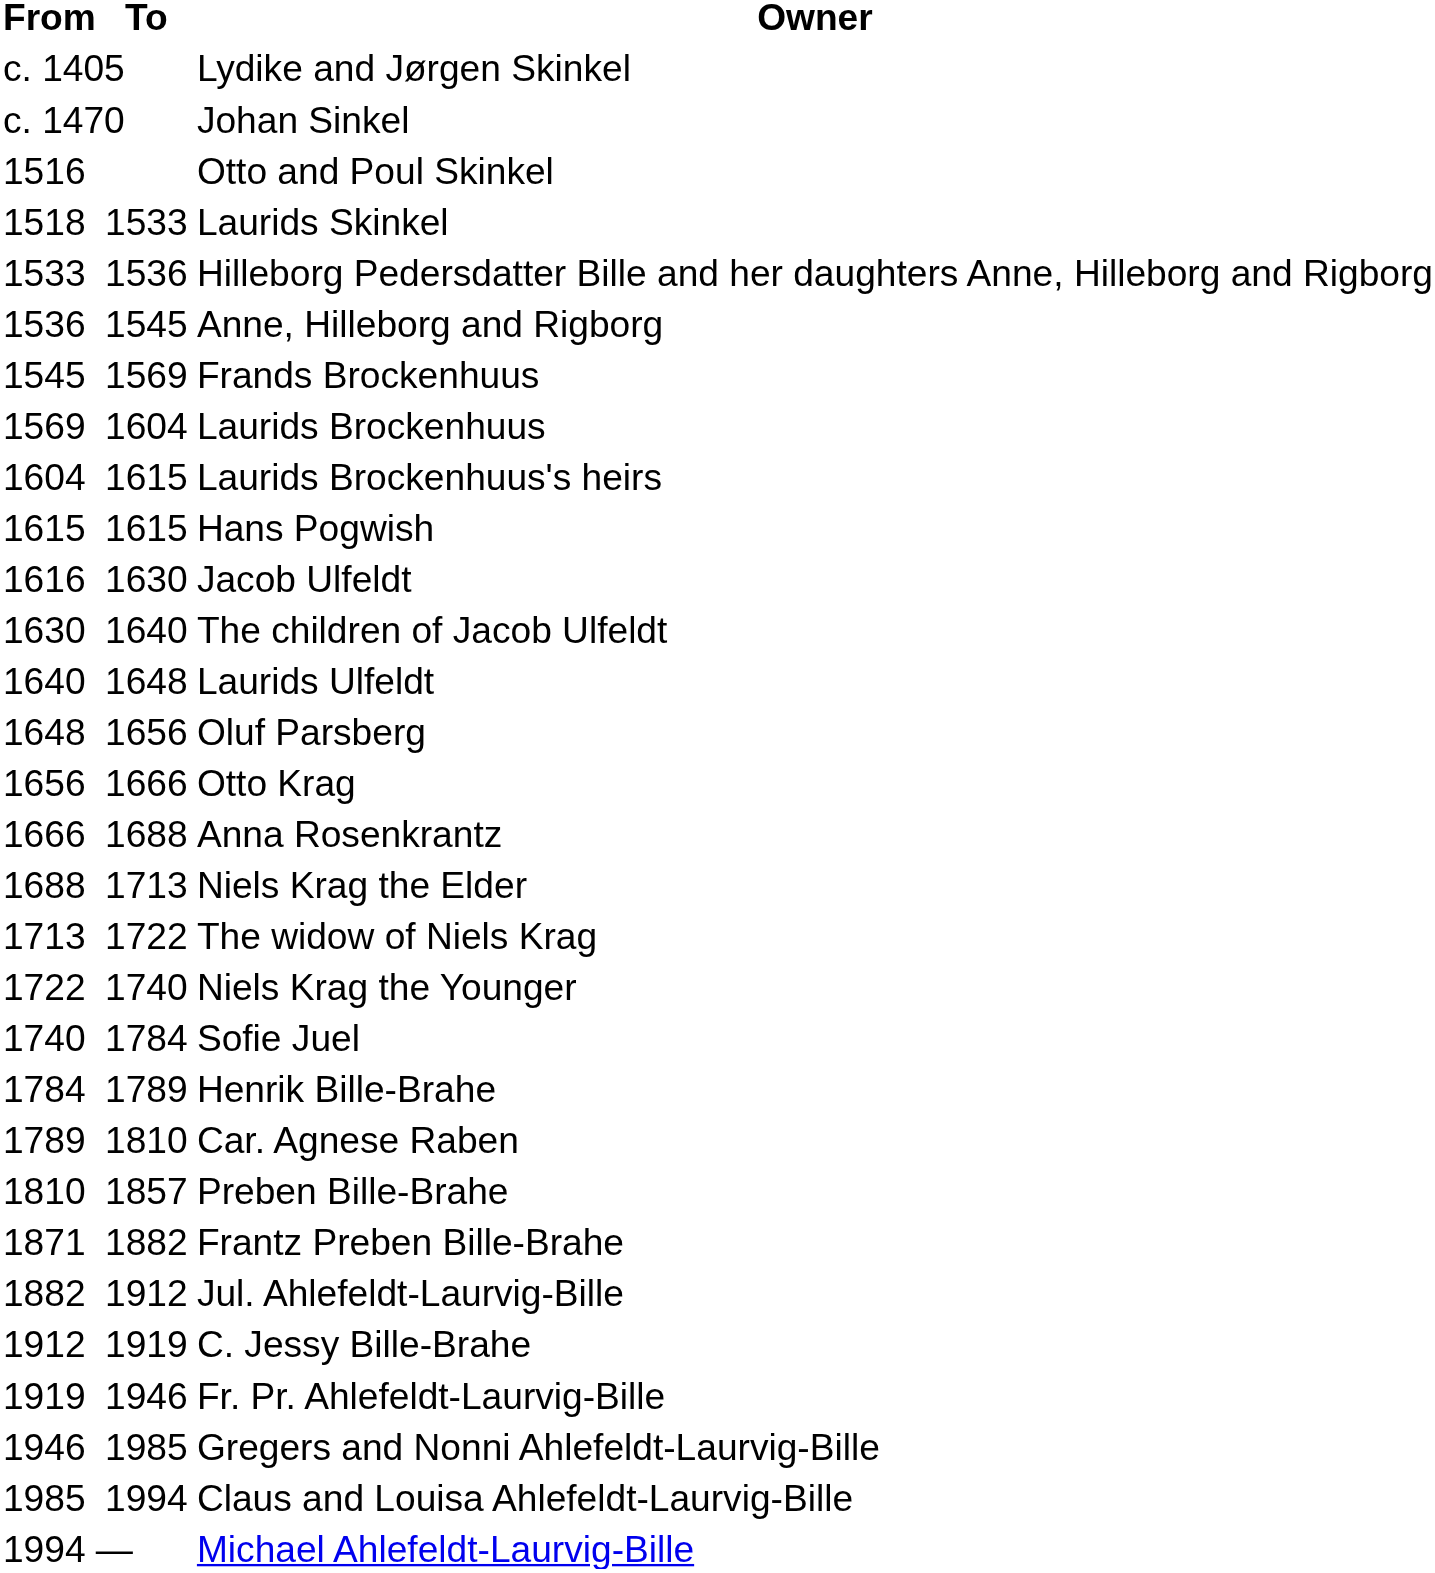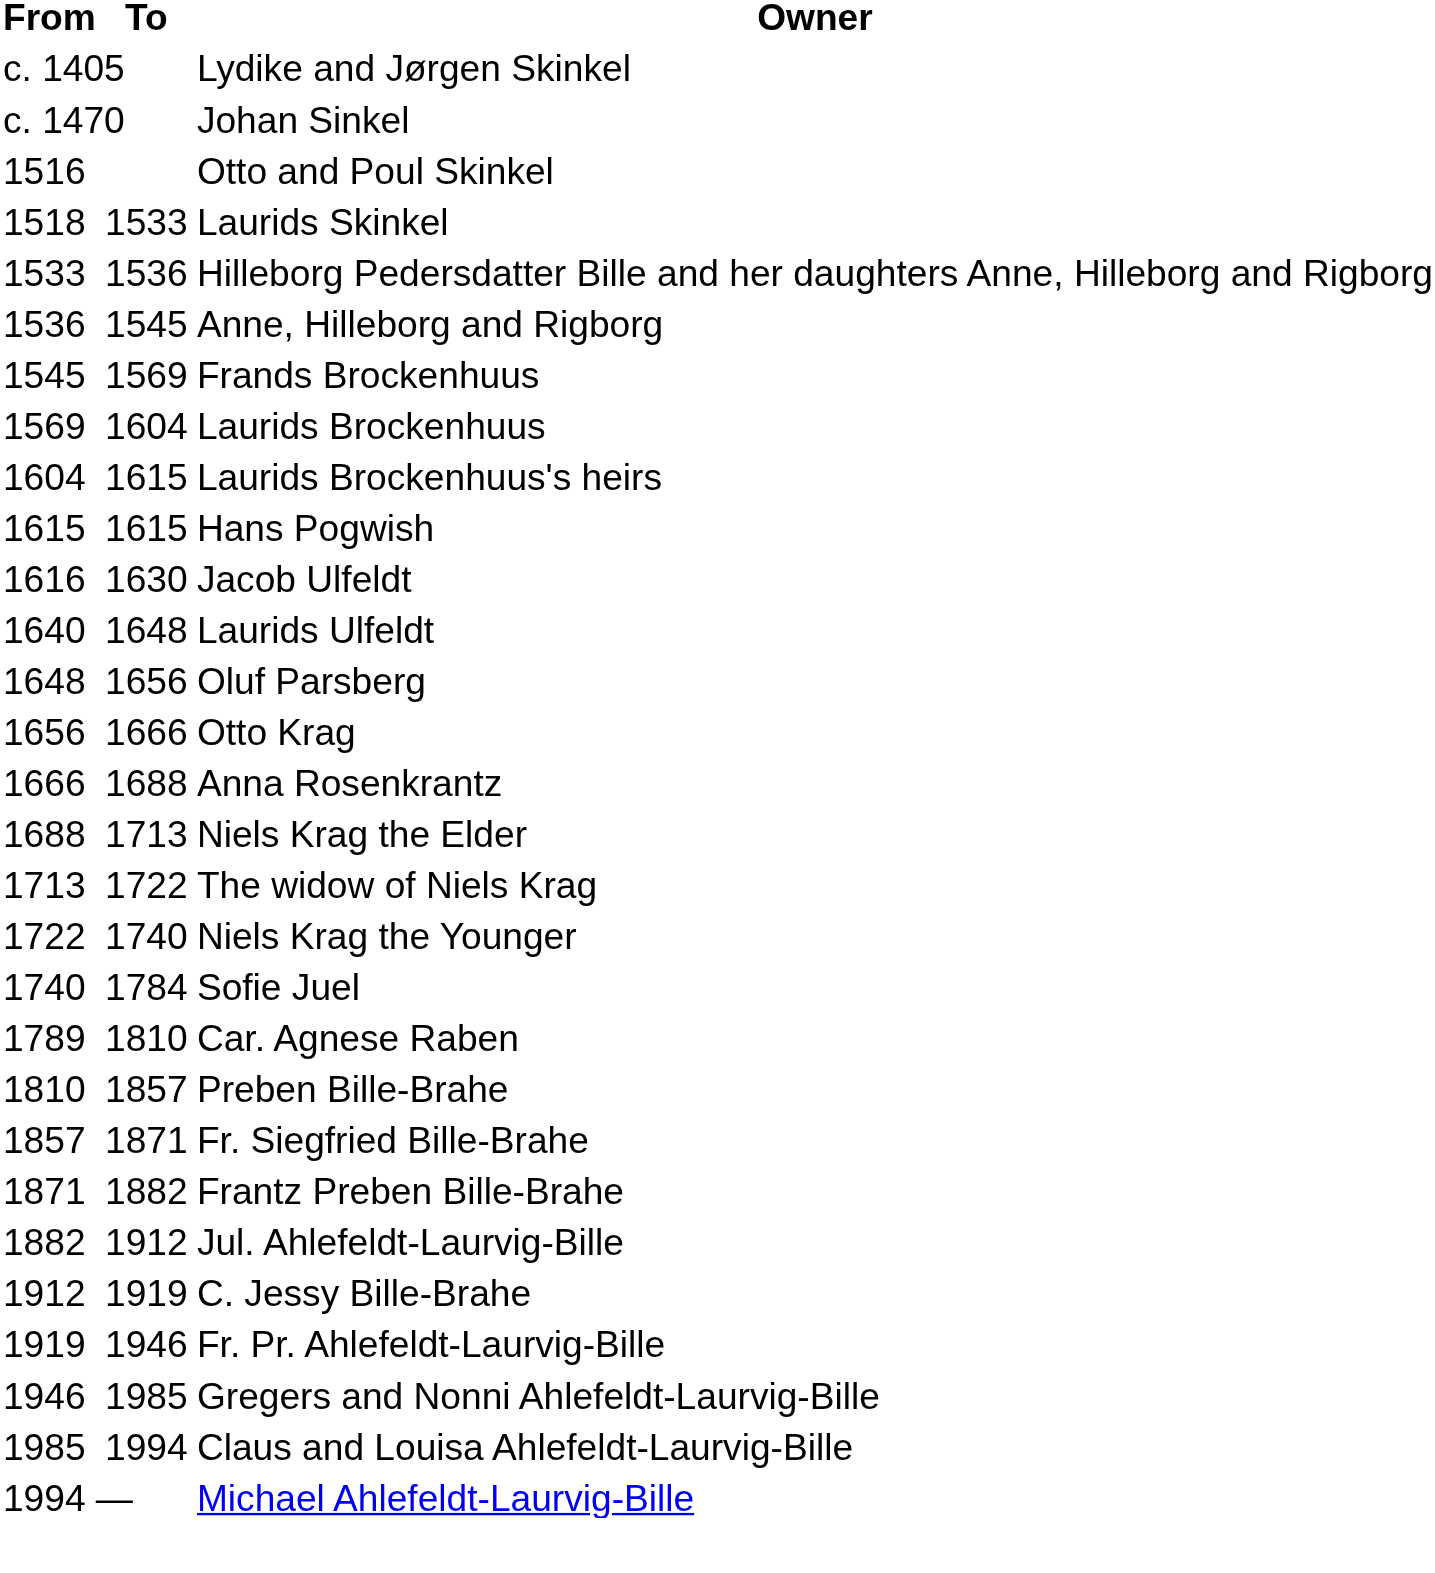- row: (432, 630)
- row: (346, 1090)
+ row: (393, 1141)
